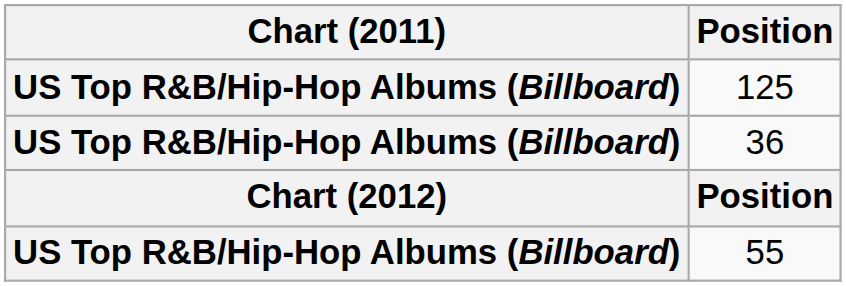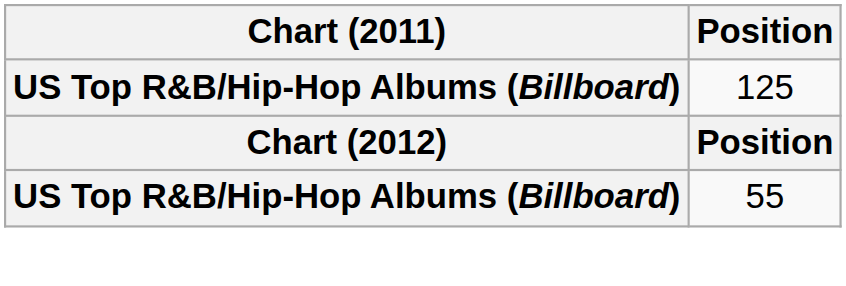- row: (765, 142)
